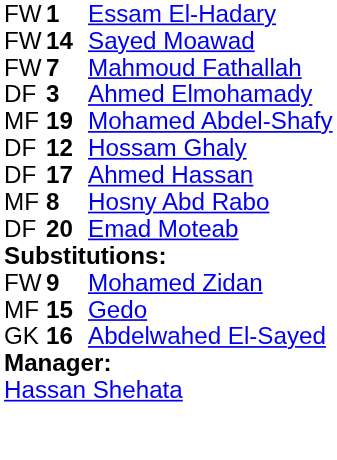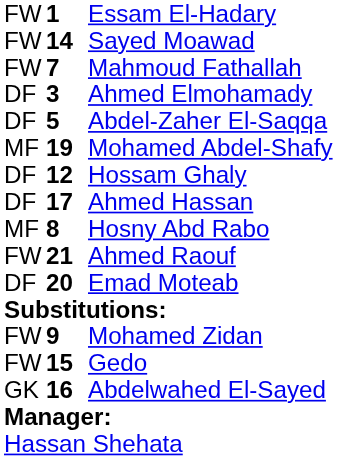+ row: (208, 121)
+ row: (162, 255)
(21, 309) MF -> (23, 363) FW
